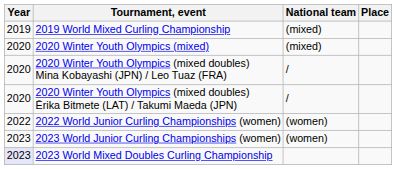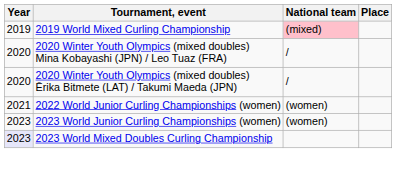(304, 30) no background -> (304, 30) pink background
- row: (122, 47)
(19, 122) 2022 -> (19, 105) 2021
